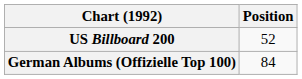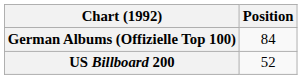rows swapped: (122, 62) <-> (122, 39)
